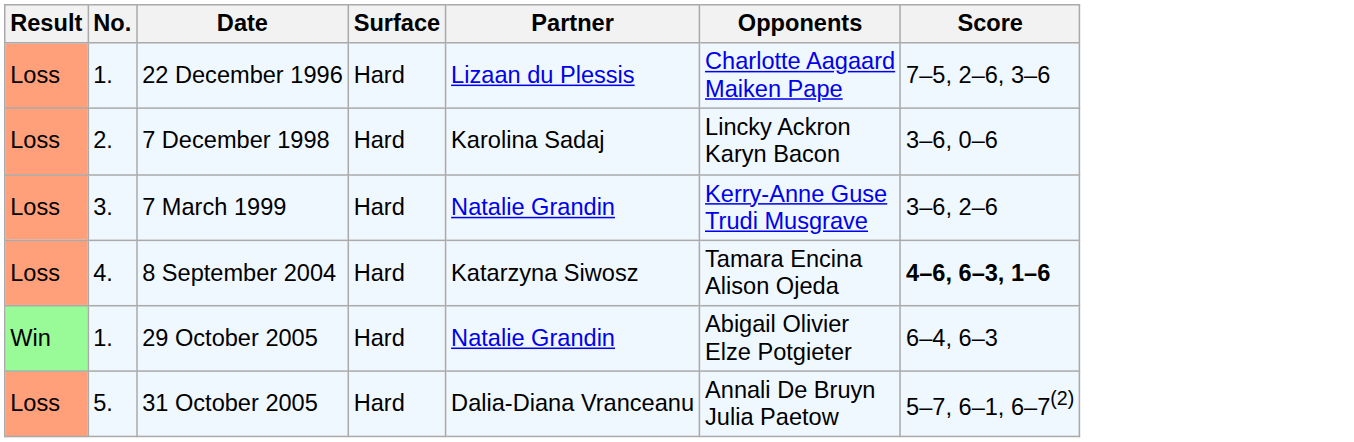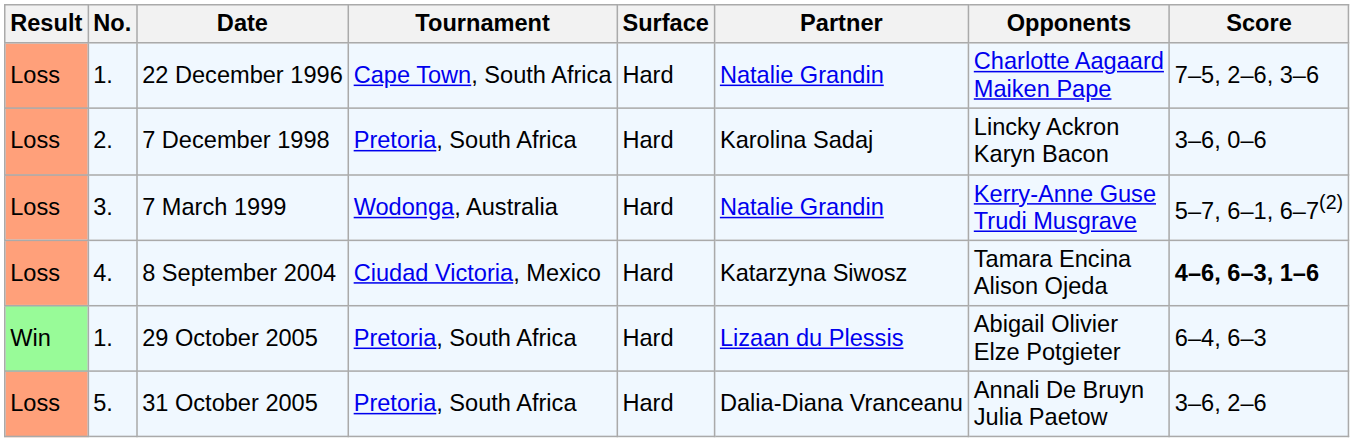+ column: (483, 23)
(543, 75) Lizaan du Plessis -> (802, 75) Natalie Grandin
(952, 206) 3–6, 2–6 -> (1259, 206) 5–7, 6–1, 6–7(2)
(533, 337) Natalie Grandin -> (812, 337) Lizaan du Plessis
(990, 403) 5–7, 6–1, 6–7(2) -> (1221, 403) 3–6, 2–6
